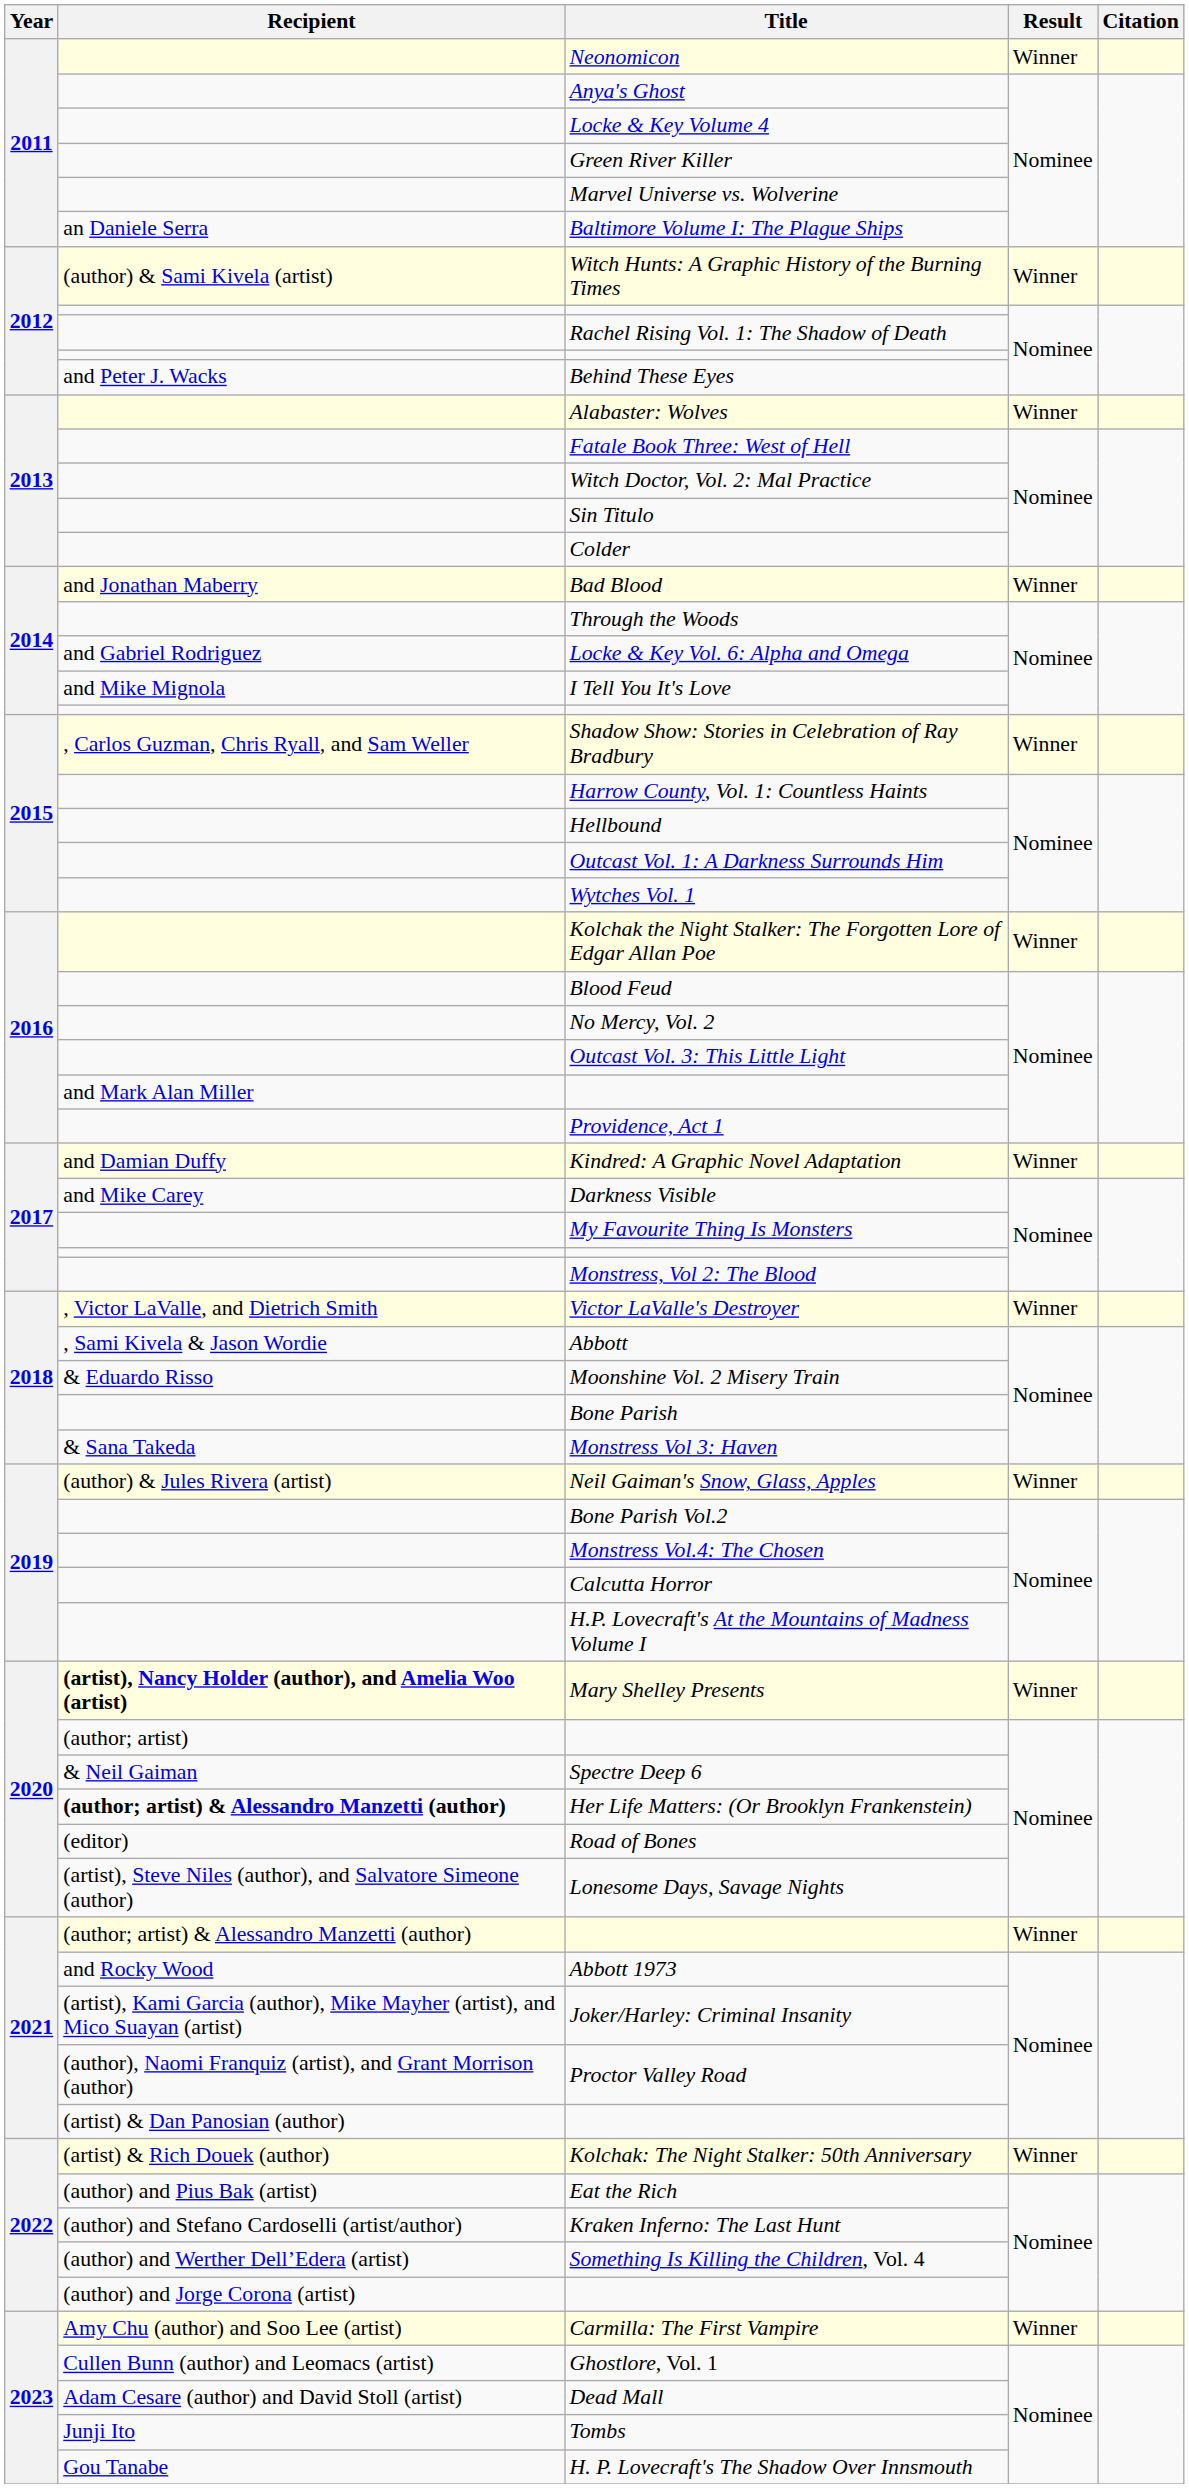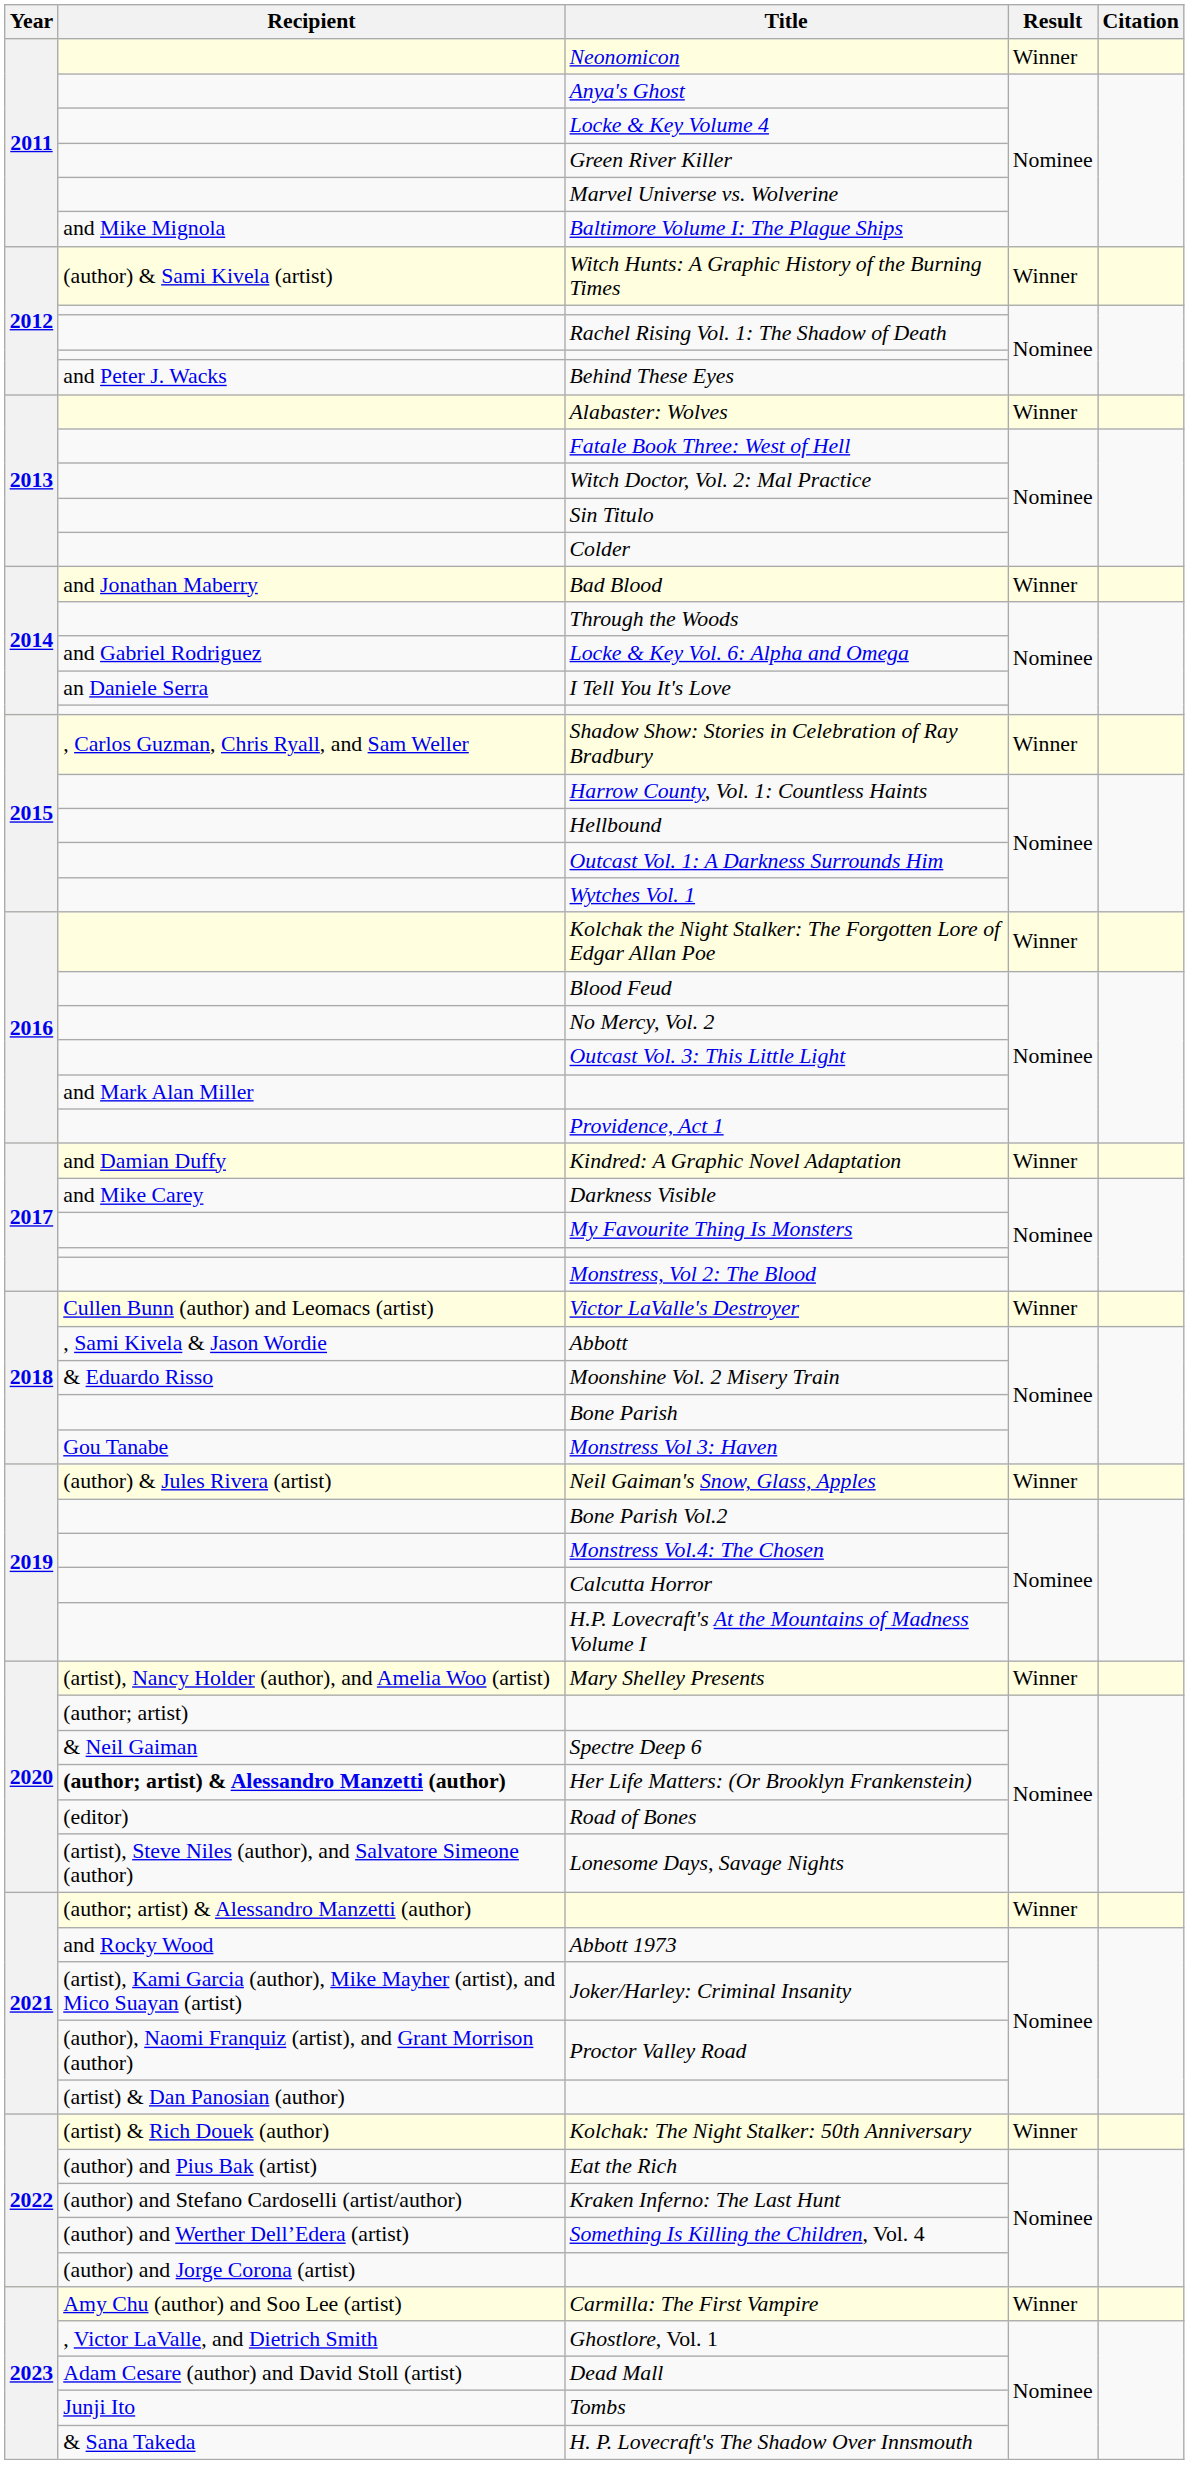(136, 228) an Daniele Serra -> (144, 228) and Mike Mignola
(144, 687) and Mike Mignola -> (136, 687) an Daniele Serra
(220, 1308) , Victor LaValle, and Dietrich Smith -> (248, 1308) Cullen Bunn (author) and Leomacs (artist)
(129, 1446) & Sana Takeda -> (116, 1446) Gou Tanabe
(289, 1690) bold -> (307, 1678) normal
(248, 2362) Cullen Bunn (author) and Leomacs (artist) -> (220, 2338) , Victor LaValle, and Dietrich Smith
(116, 2466) Gou Tanabe -> (129, 2441) & Sana Takeda
